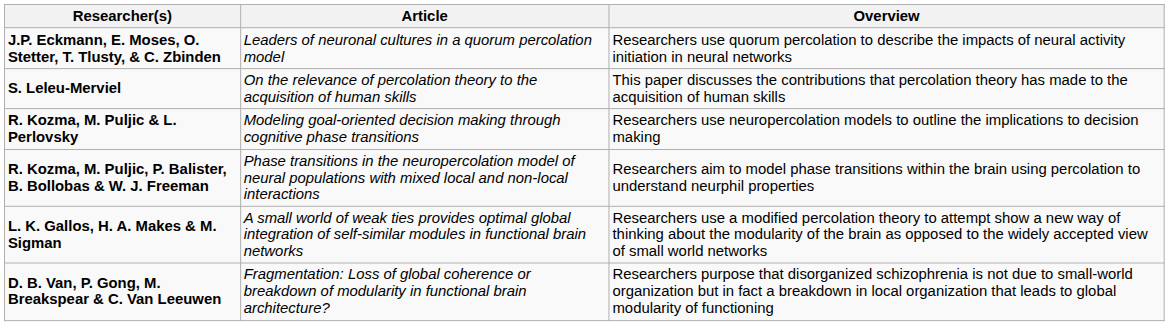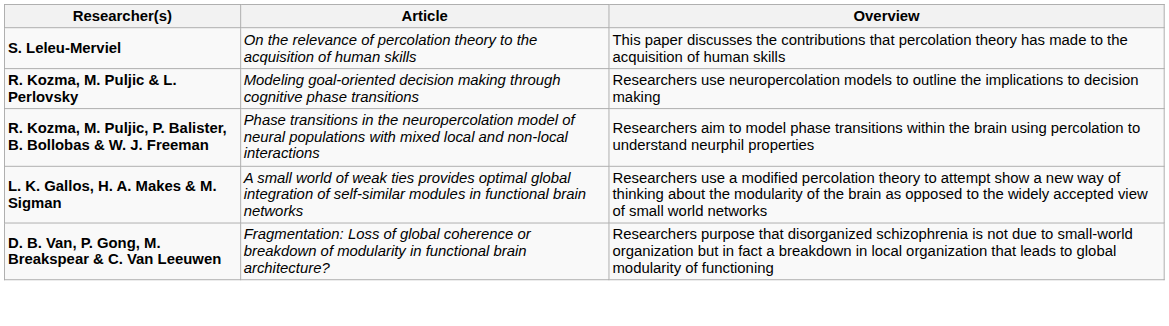- row: (114, 48)
